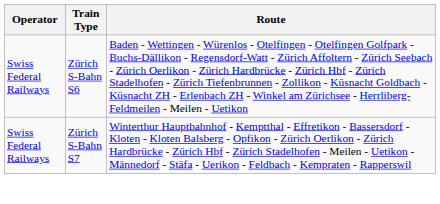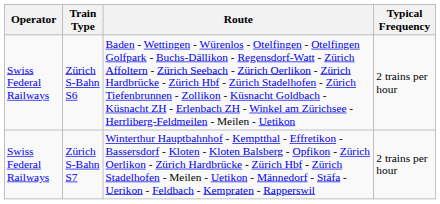+ column: (405, 19)
